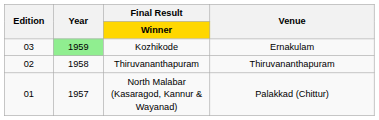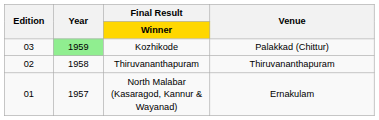(292, 48) Ernakulam -> (292, 48) Palakkad (Chittur)
(292, 95) Palakkad (Chittur) -> (292, 95) Ernakulam
